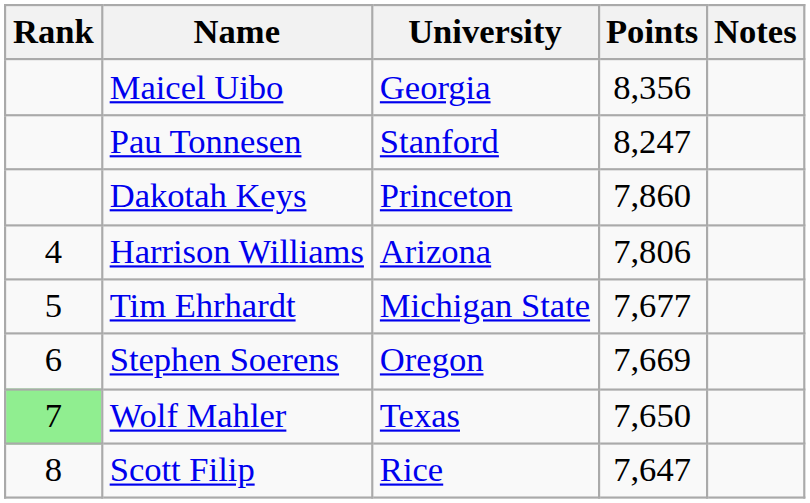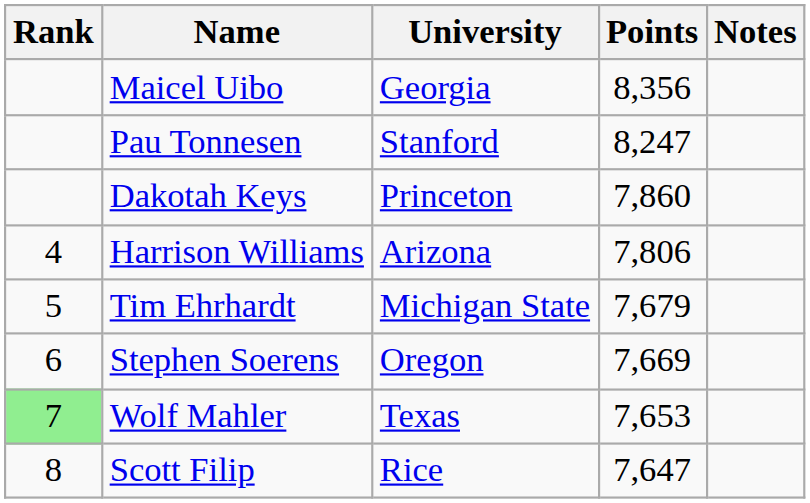(652, 305) 7,677 -> (652, 305) 7,679
(652, 415) 7,650 -> (652, 415) 7,653
